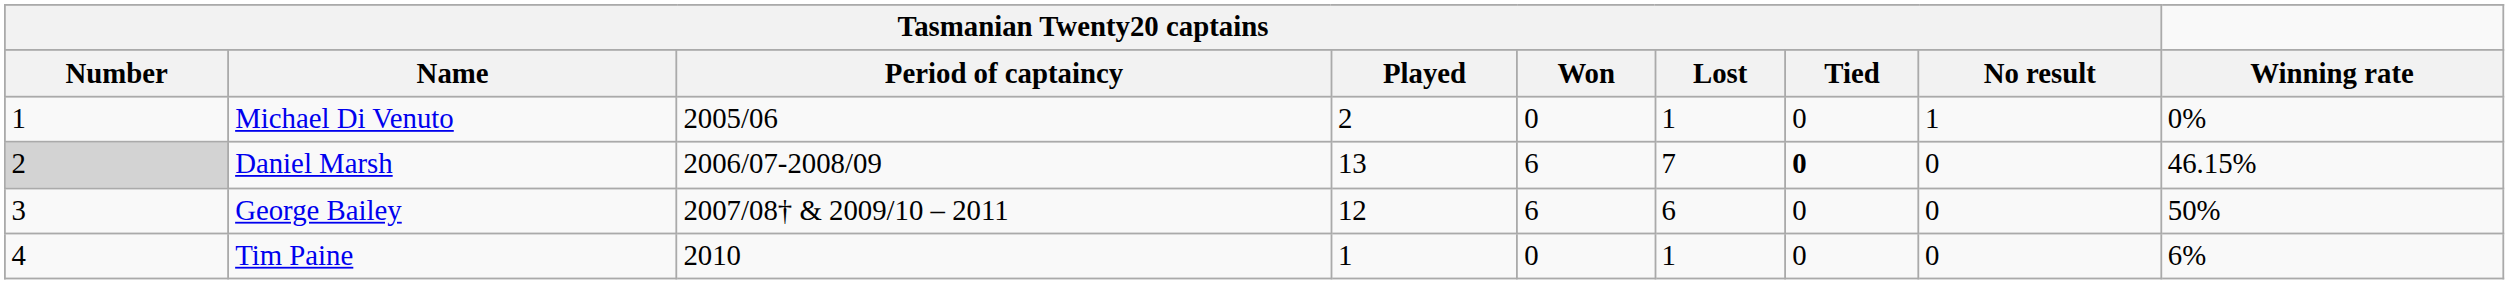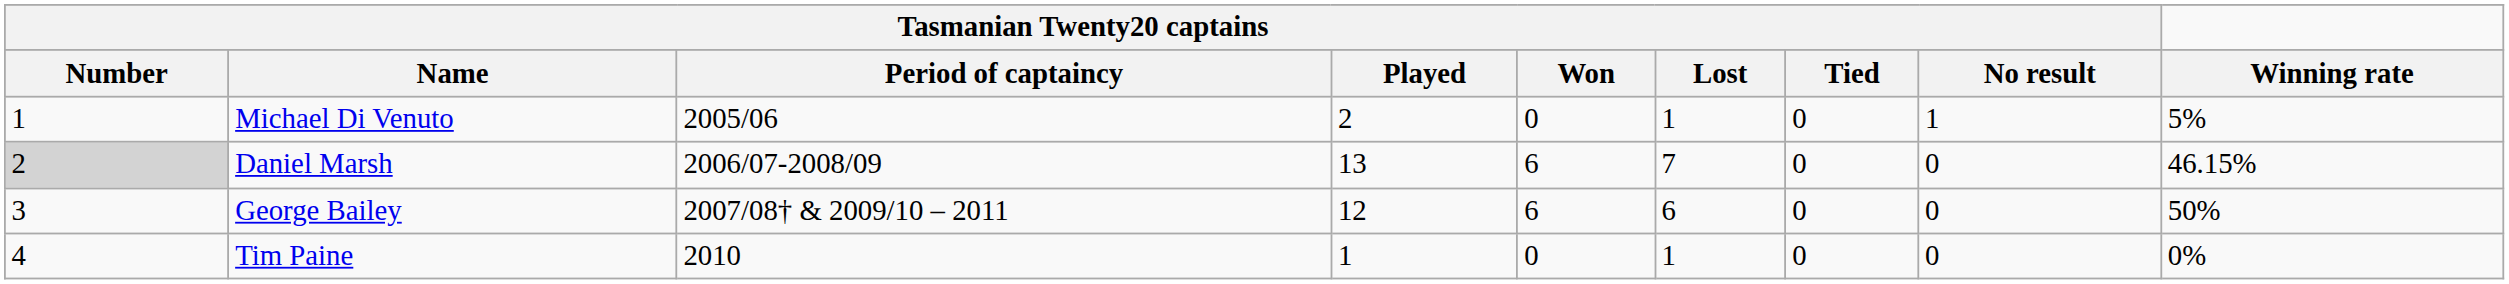(2187, 118) 0% -> (2187, 118) 5%
(1799, 164) bold -> (1799, 164) normal
(2187, 255) 6% -> (2187, 255) 0%
